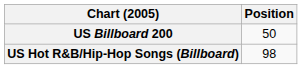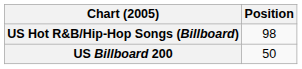rows swapped: (123, 34) <-> (123, 53)
